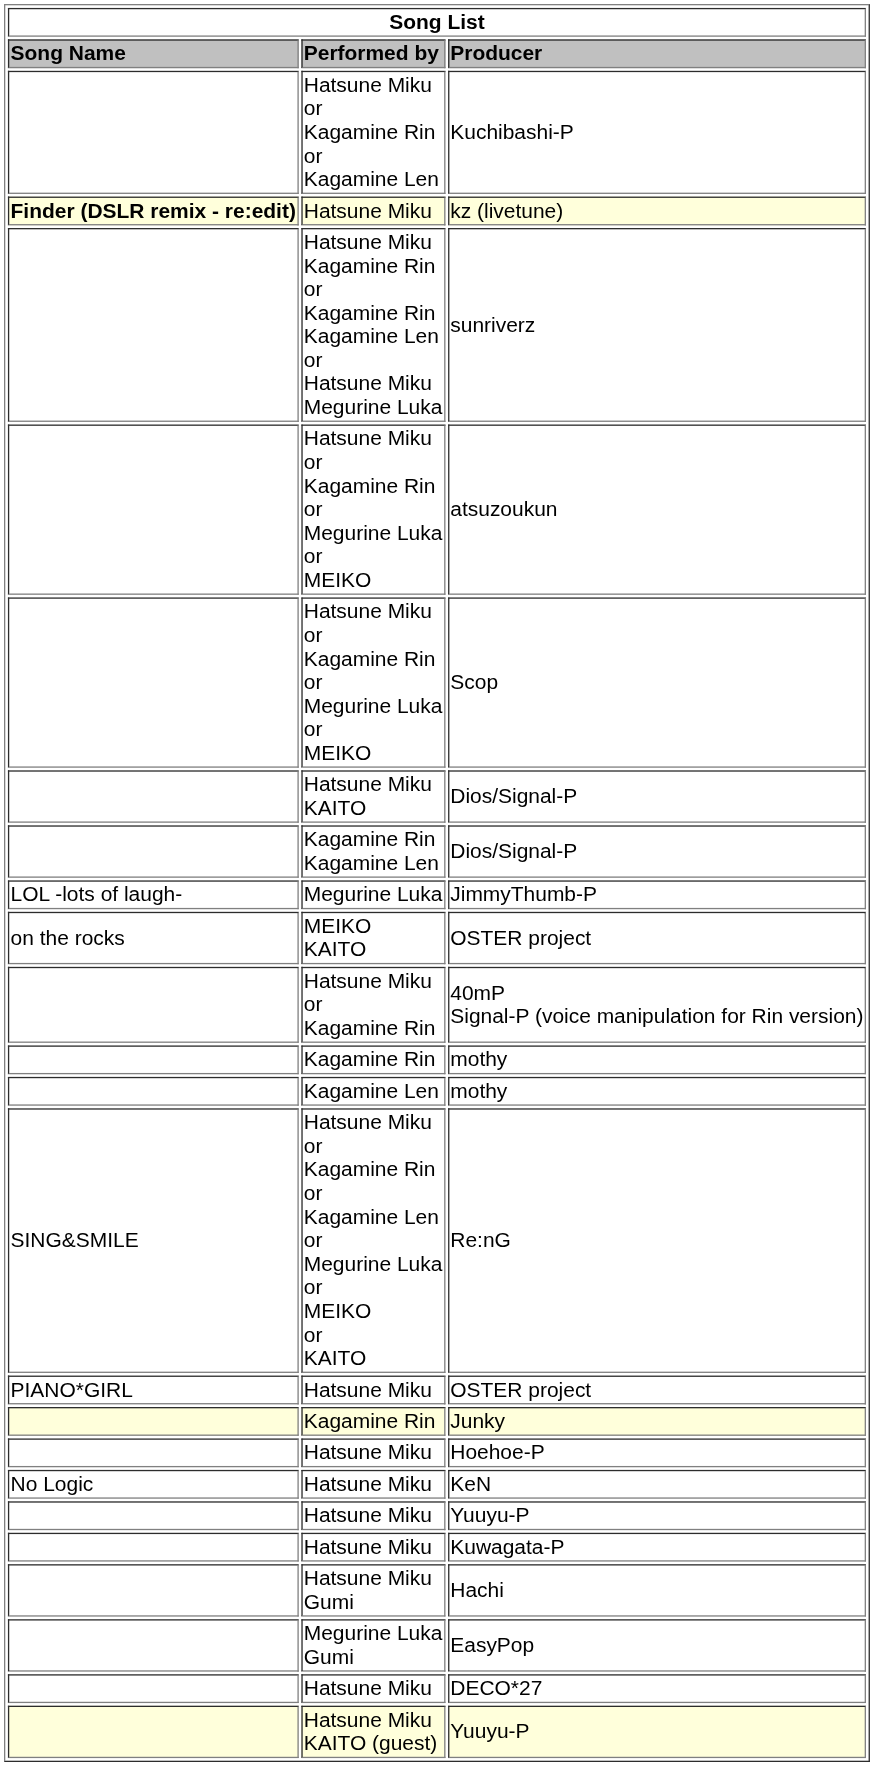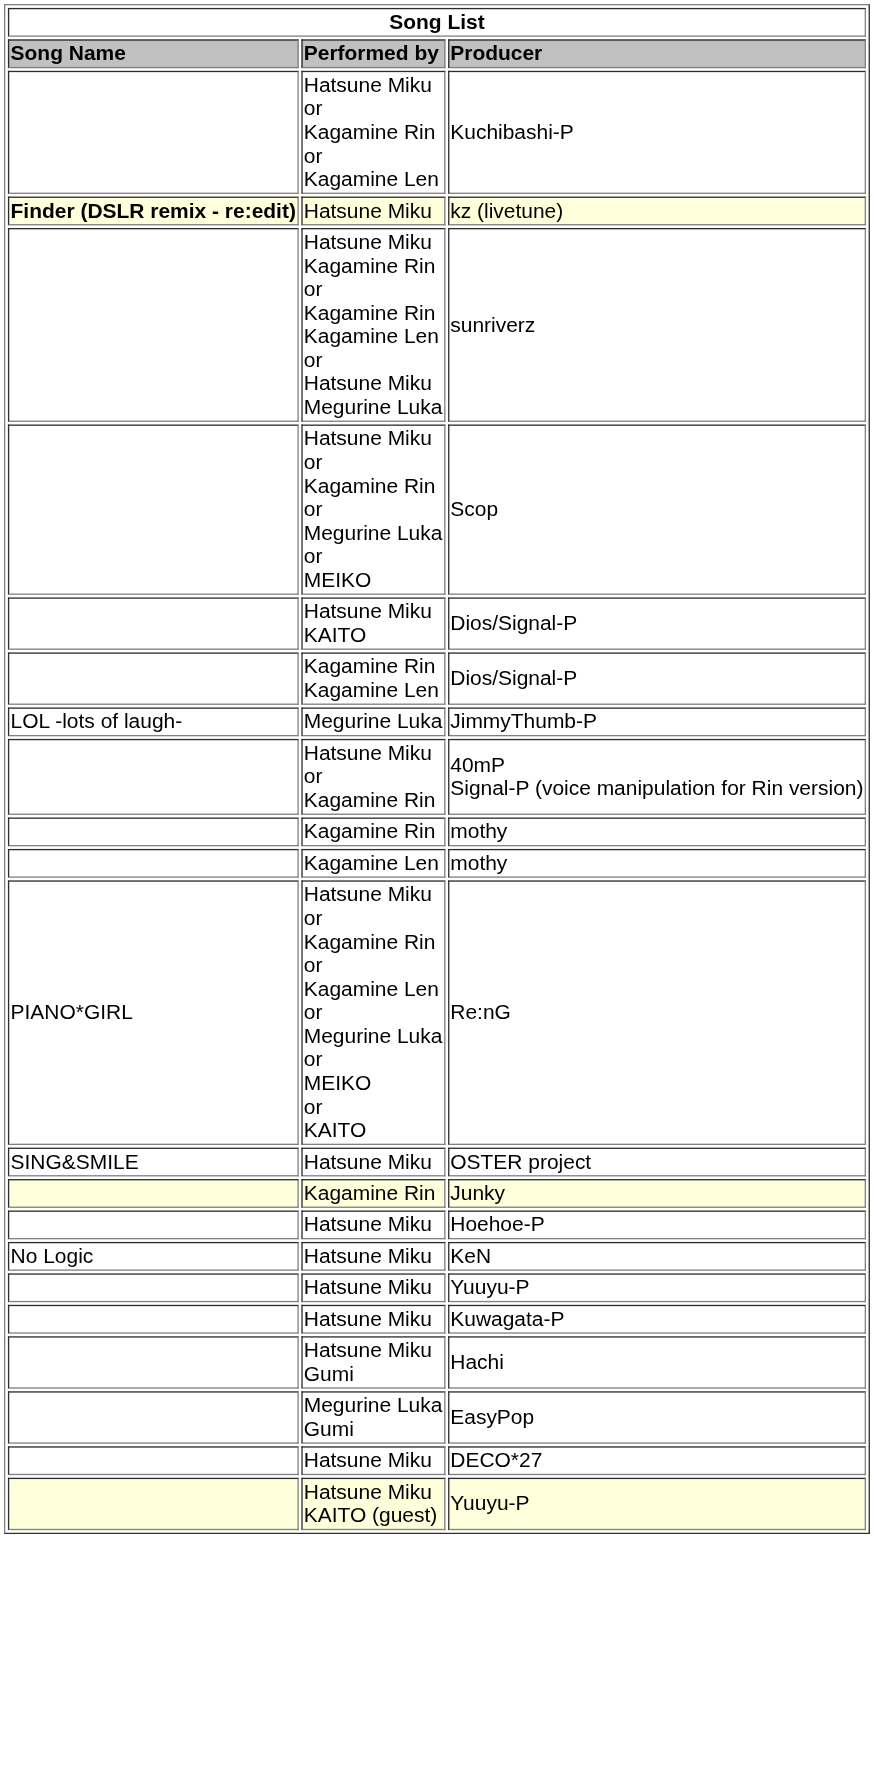- row: (373, 509)
- row: (338, 937)
(75, 1240) SING&SMILE -> (72, 1012) PIANO*GIRL
(72, 1389) PIANO*GIRL -> (75, 1161) SING&SMILE
